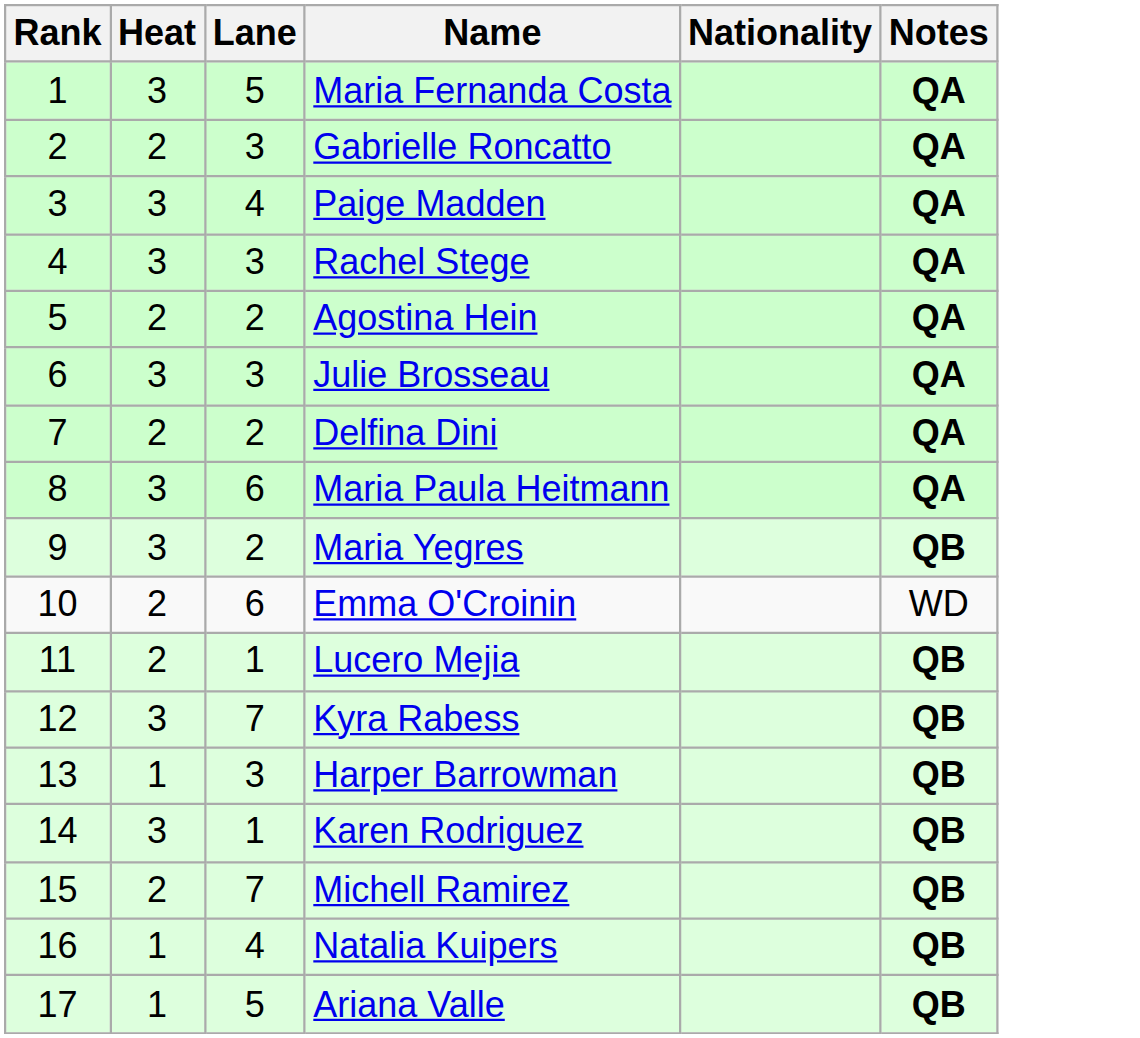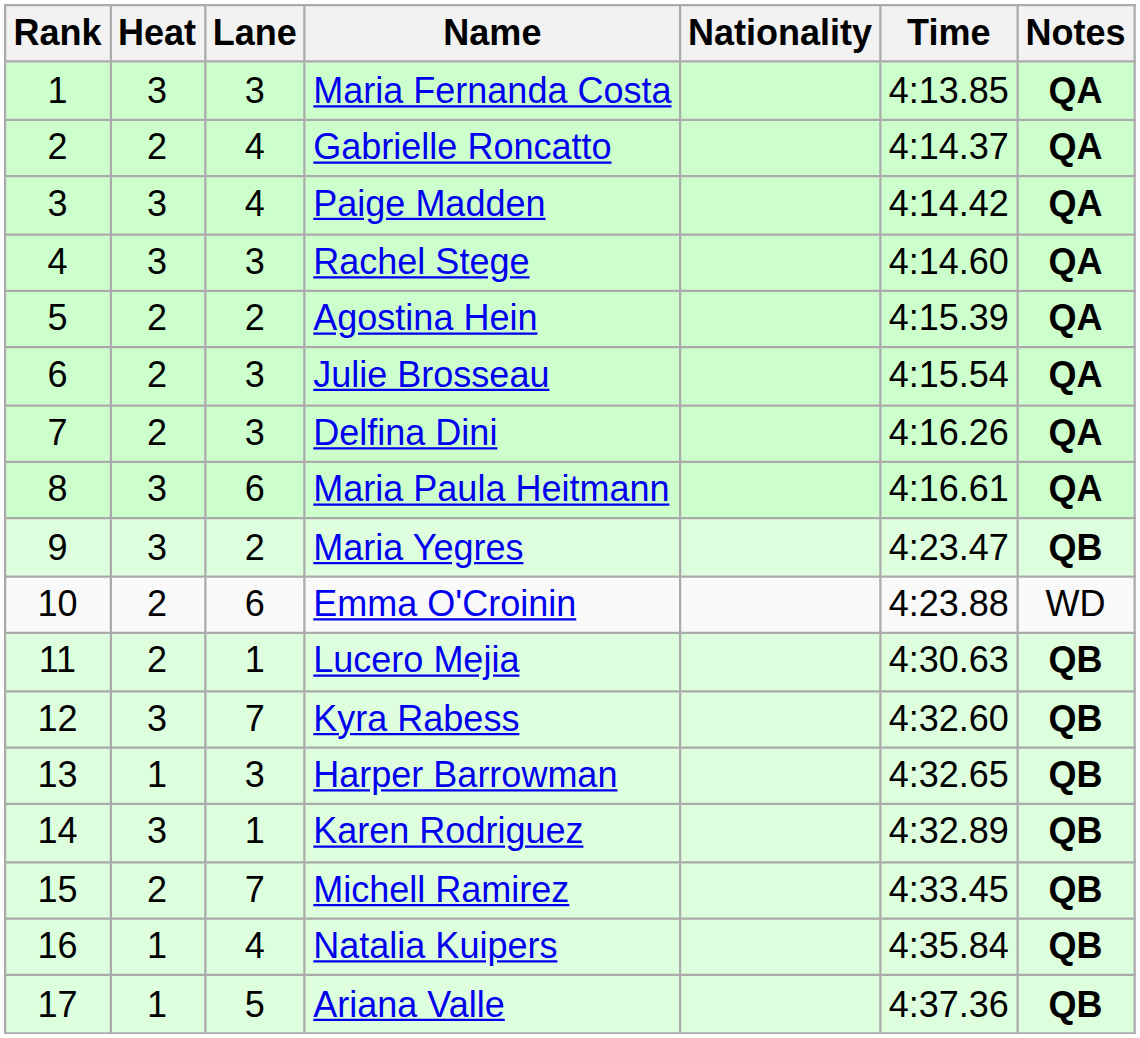+ column: (949, 33)
(255, 90) 5 -> (255, 90) 3
(255, 147) 3 -> (255, 147) 4
(157, 375) 3 -> (157, 375) 2
(255, 432) 2 -> (255, 432) 3
